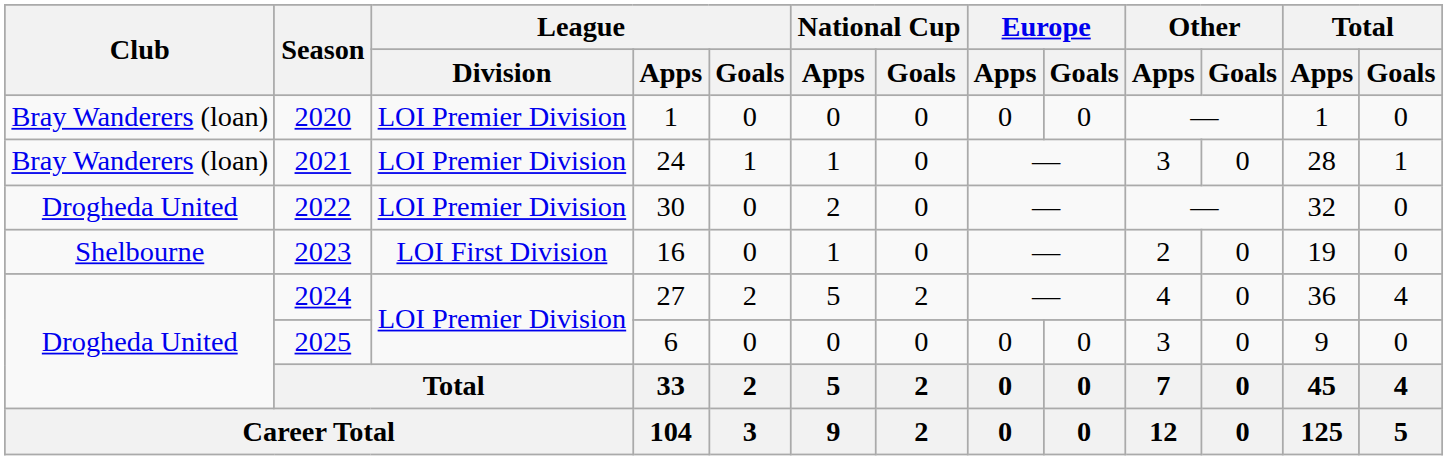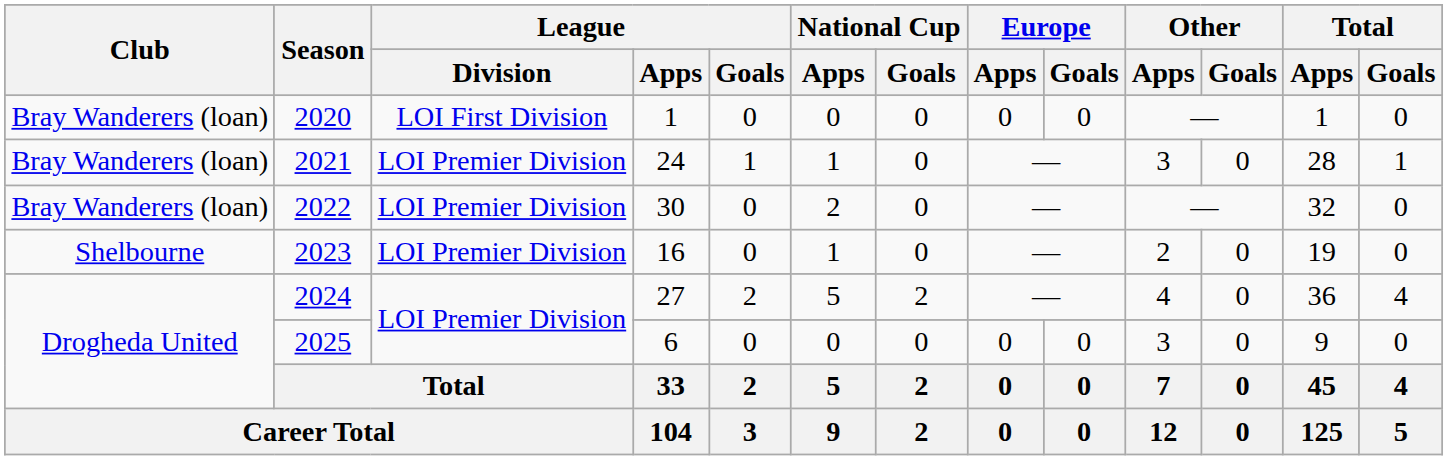(502, 116) LOI Premier Division -> (502, 116) LOI First Division
(140, 206) Drogheda United -> (140, 206) Bray Wanderers (loan)
(502, 251) LOI First Division -> (502, 251) LOI Premier Division
